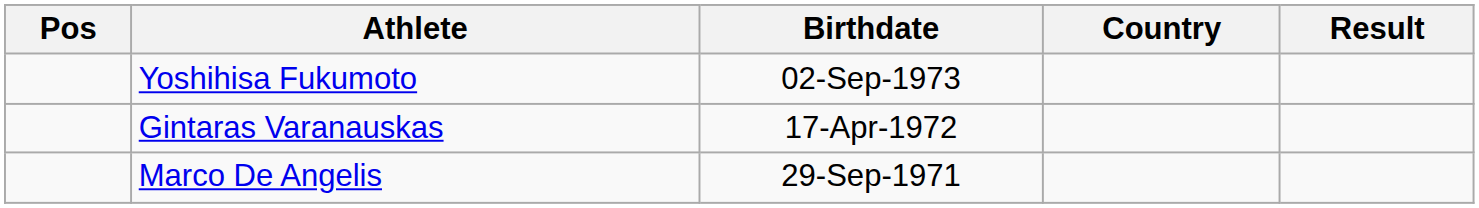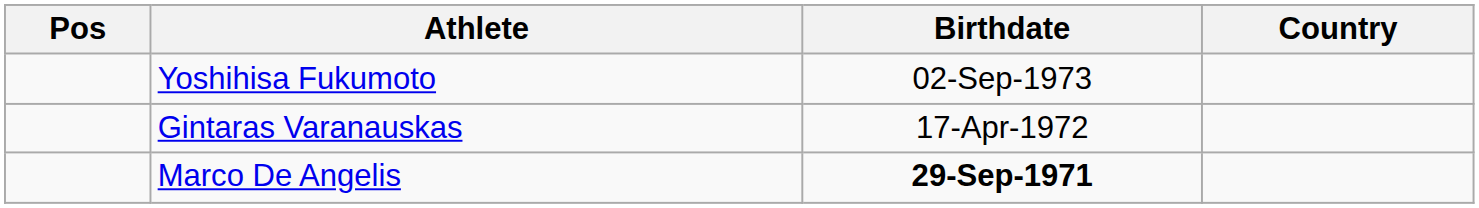- column: (1377, 29)
(871, 176) normal -> (1002, 176) bold
